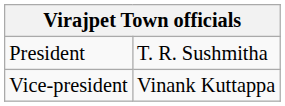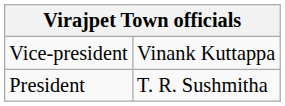rows swapped: (47, 52) <-> (69, 85)
